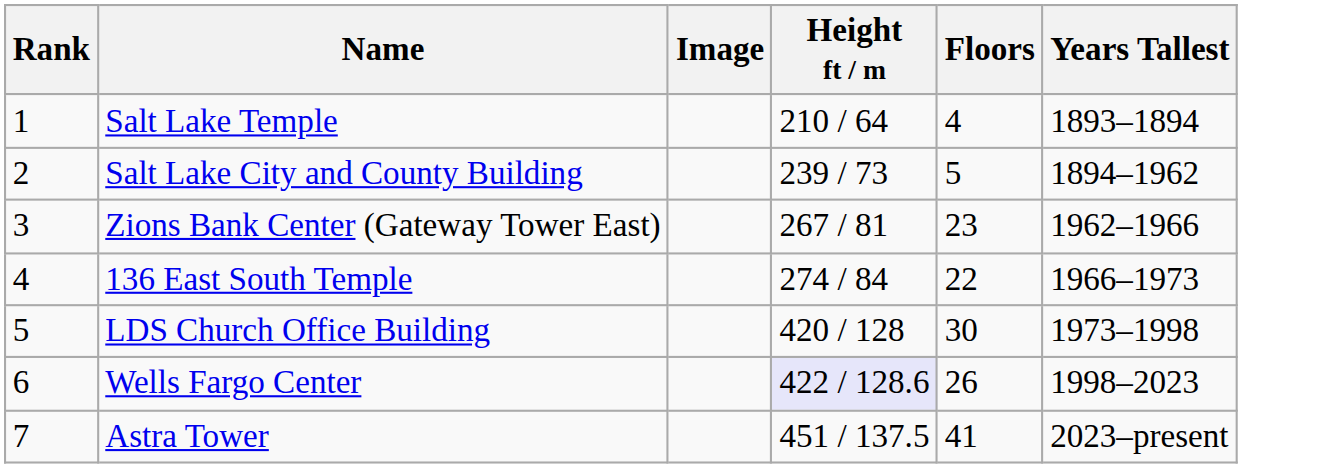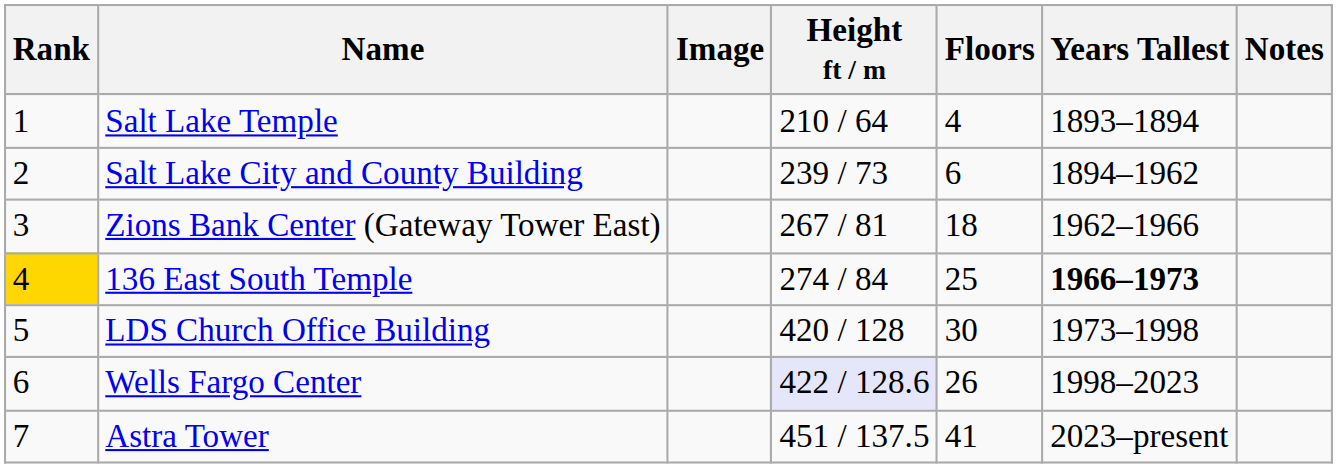+ column: (1284, 49)
(953, 173) 5 -> (953, 173) 6
(961, 225) 23 -> (961, 225) 18
(21, 278) no background -> (21, 278) gold background
(961, 278) 22 -> (961, 278) 25
(1125, 278) normal -> (1125, 278) bold
